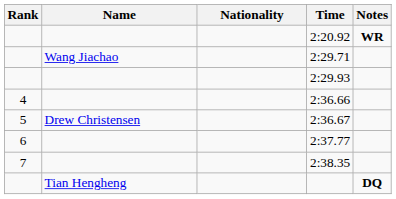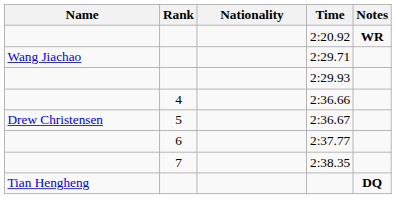columns swapped: (23, 15) <-> (119, 15)
